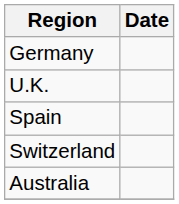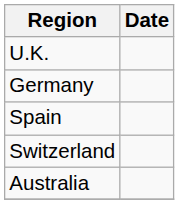rows swapped: (29, 85) <-> (51, 53)
